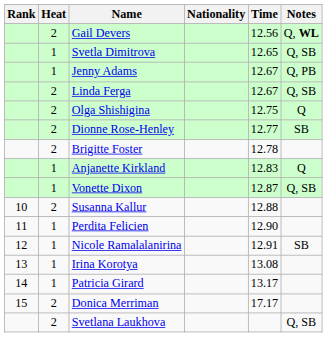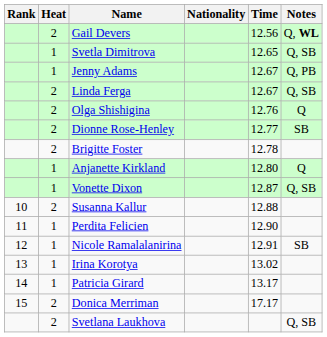(265, 110) 12.75 -> (265, 110) 12.76
(265, 168) 12.83 -> (265, 168) 12.80
(265, 264) 13.08 -> (265, 264) 13.02
